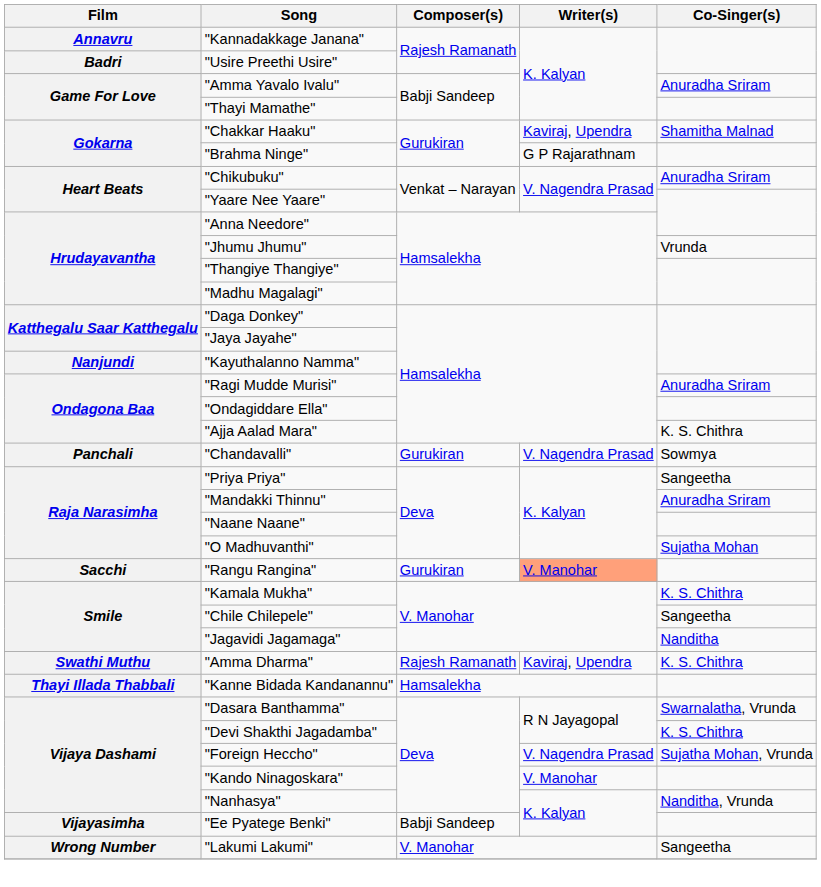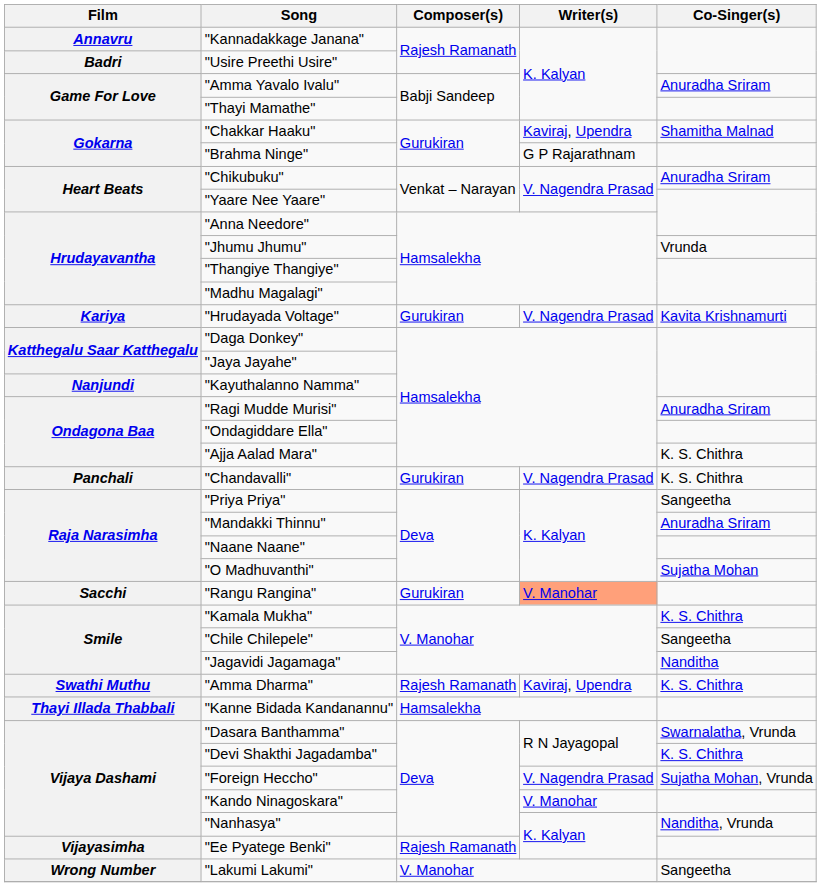+ row: (272, 316)
(688, 454) Sowmya -> (702, 477) K. S. Chithra
(447, 824) Babji Sandeep -> (458, 847) Rajesh Ramanath
